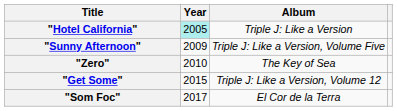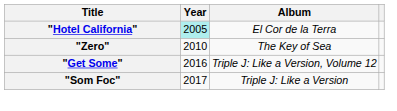(299, 30) Triple J: Like a Version -> (294, 30) El Cor de la Terra
- row: (93, 47)
(195, 81) 2015 -> (195, 64) 2016
(299, 98) El Cor de la Terra -> (294, 81) Triple J: Like a Version
